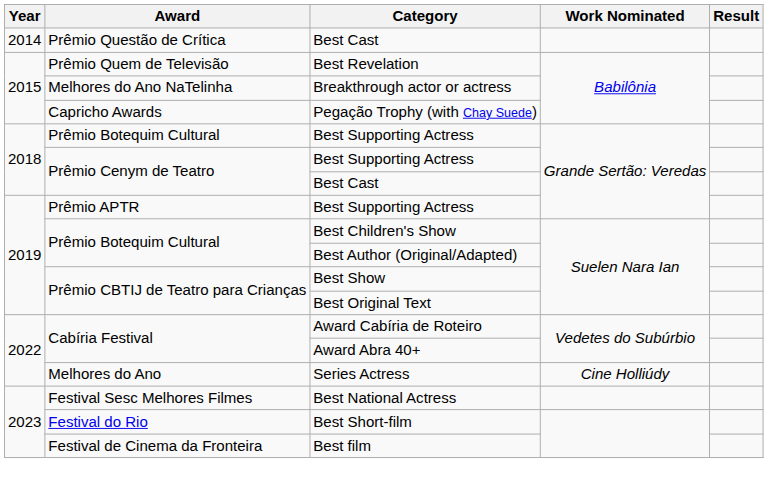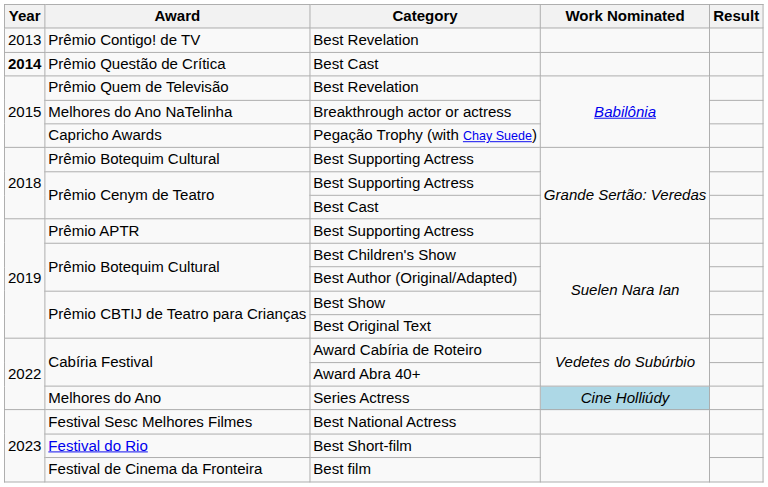+ row: (124, 40)
(25, 40) normal -> (25, 64) bold
(625, 374) no background -> (625, 398) lightblue background
